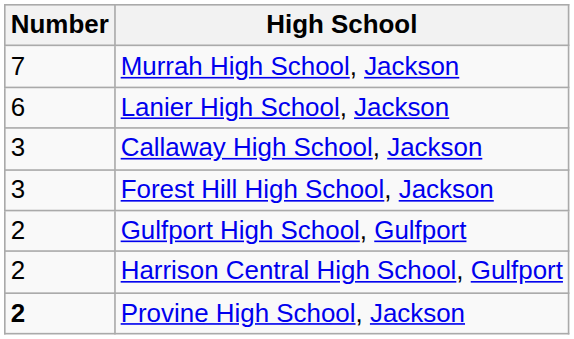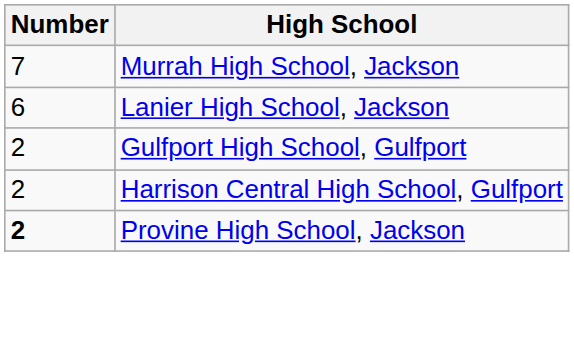- row: (301, 148)
- row: (307, 189)
